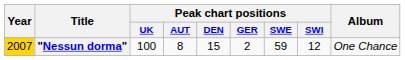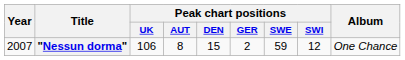(20, 46) gold background -> (20, 46) no background
(147, 46) 100 -> (147, 46) 106
